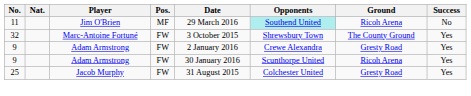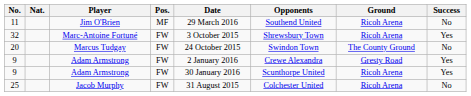(293, 22) paleturquoise background -> (293, 22) no background
(381, 35) The County Ground -> (381, 35) Ricoh Arena
+ row: (15, 47)
(381, 72) Gresty Road -> (381, 85) Ricoh Arena
(447, 72) Yes -> (447, 85) No
